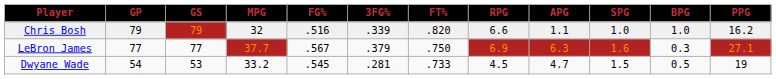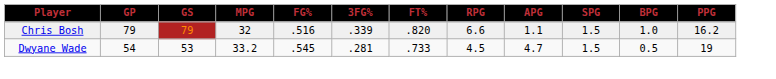(620, 30) 1.0 -> (591, 30) 1.5
- row: (55, 47)
